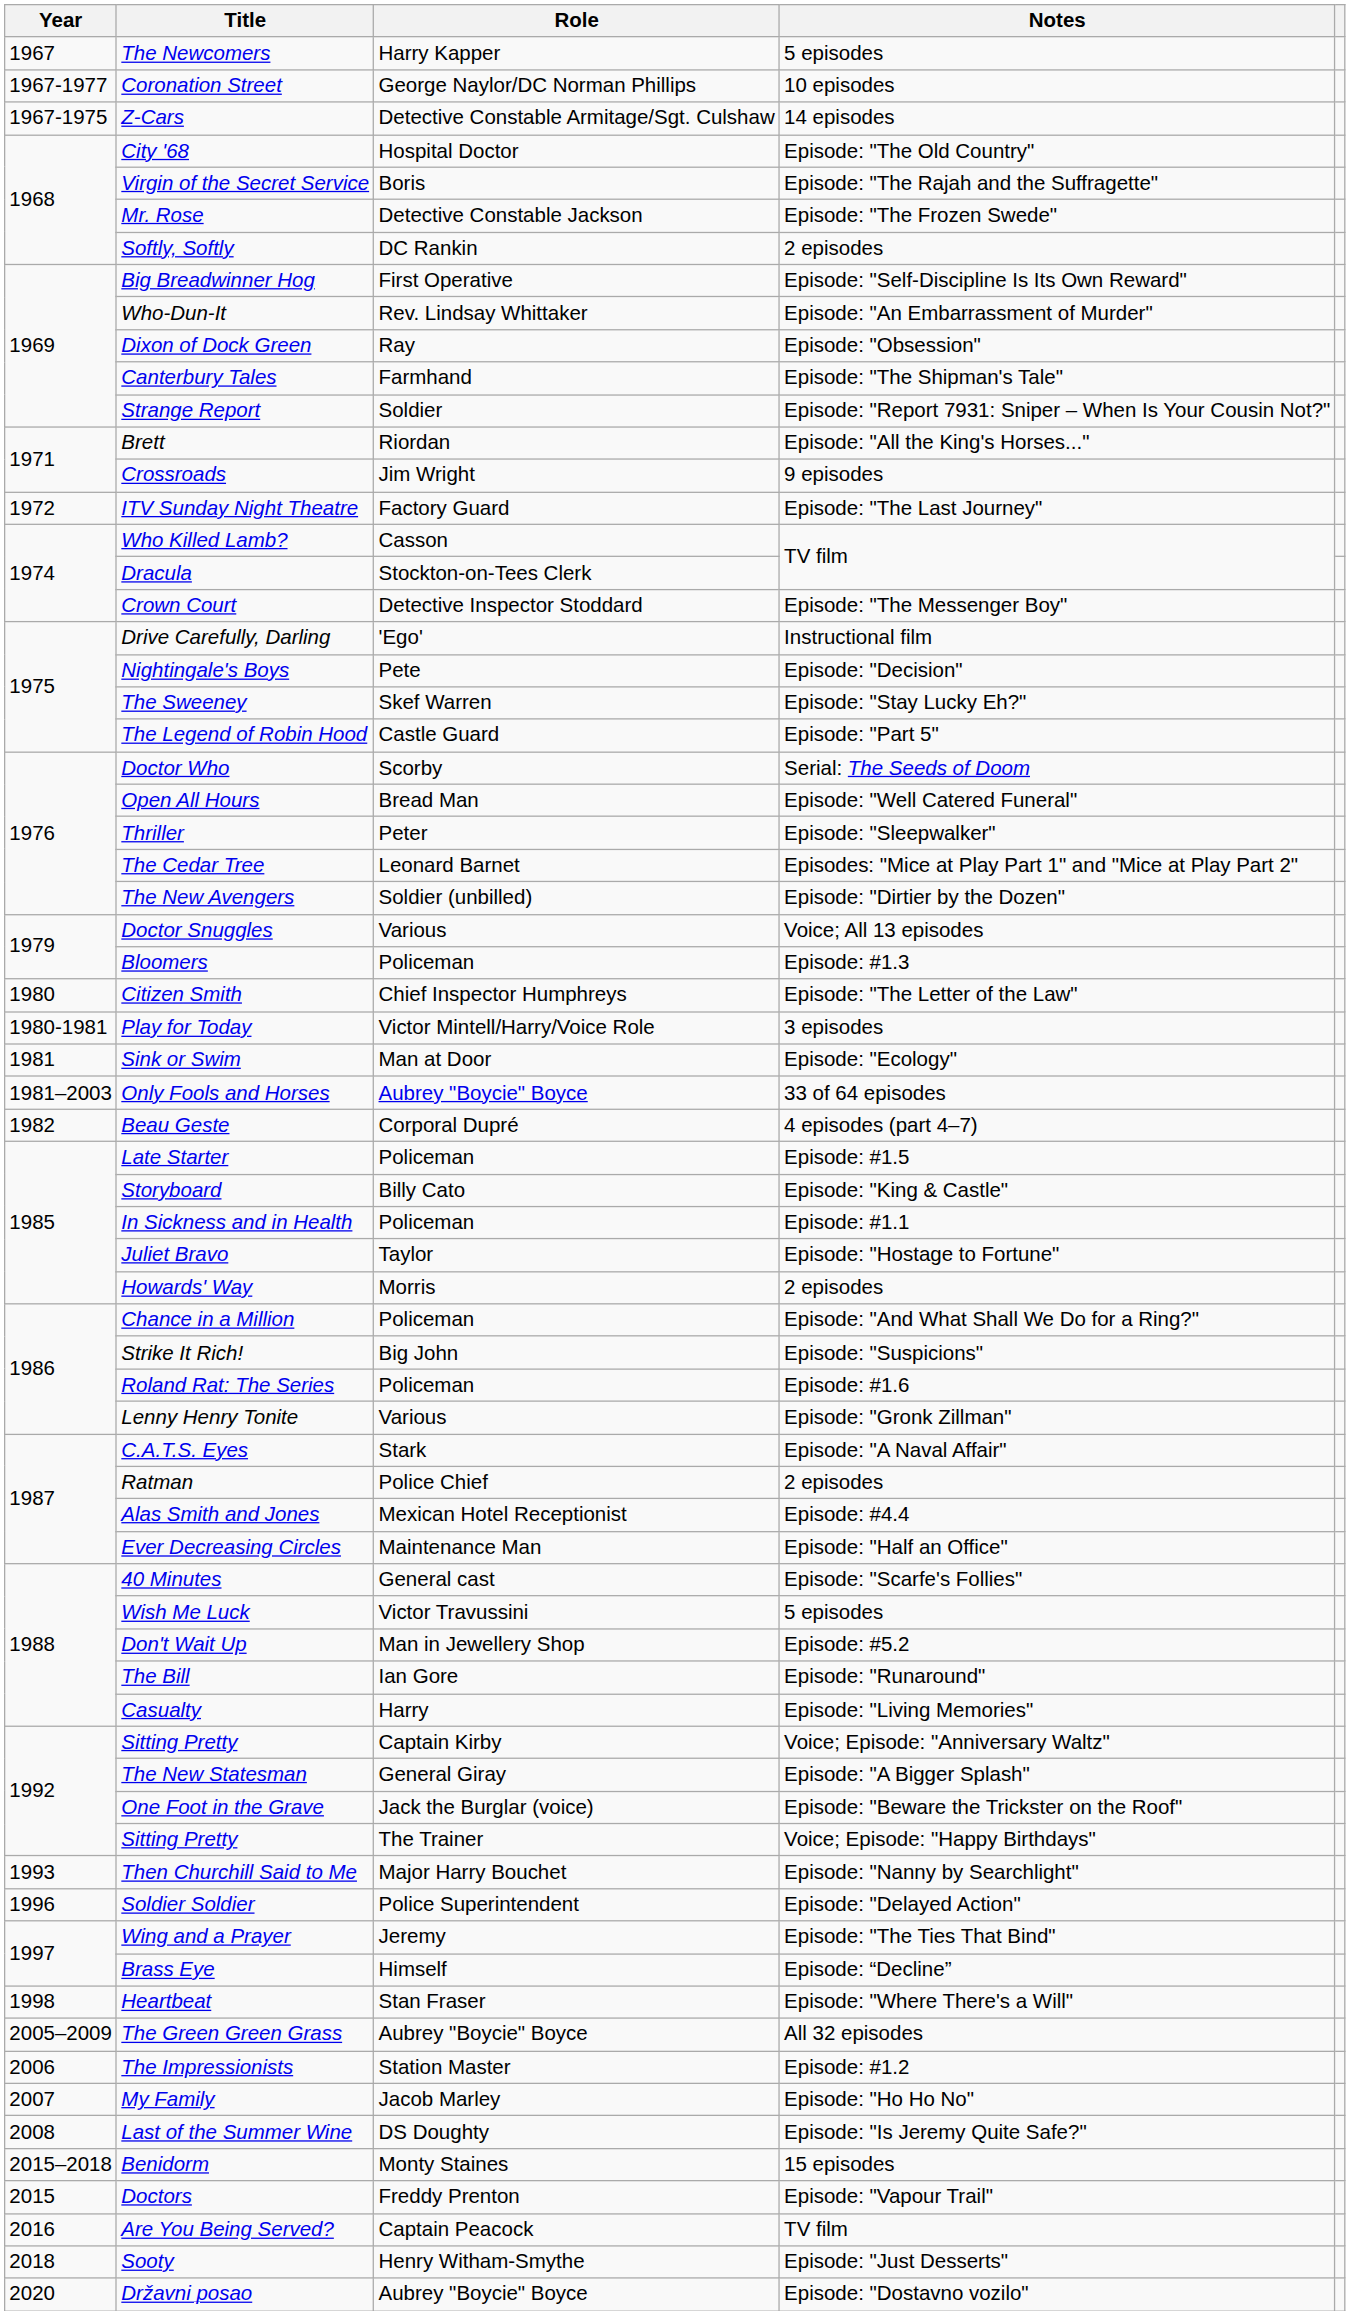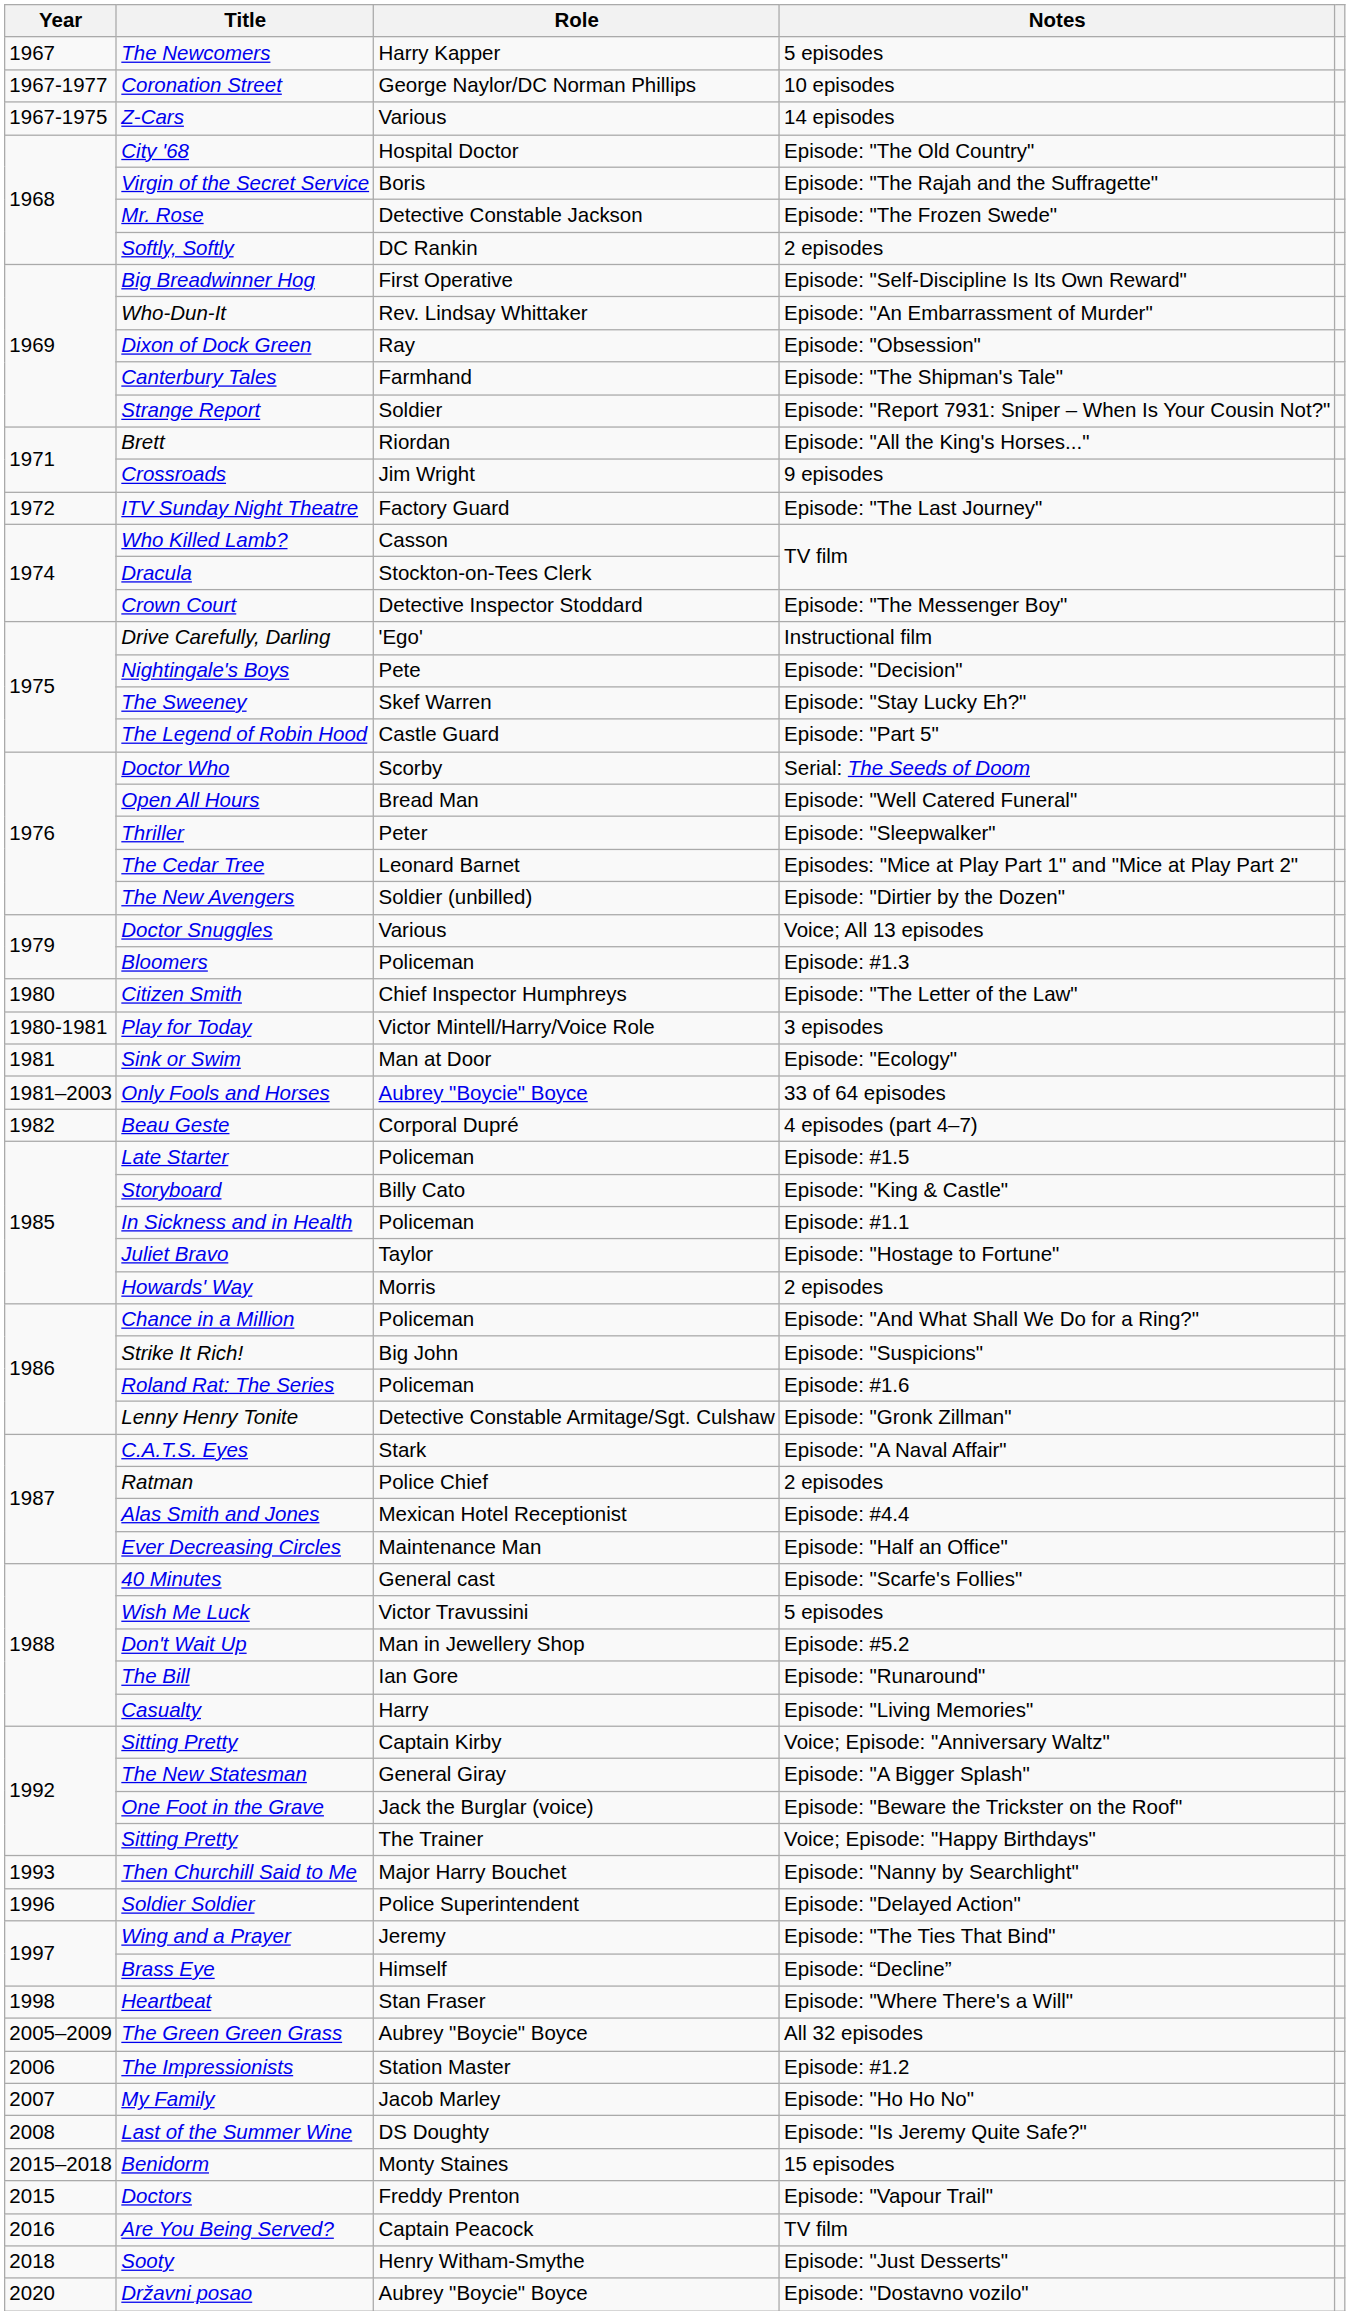(577, 118) Detective Constable Armitage/Sgt. Culshaw -> (412, 118) Various
(412, 1417) Various -> (577, 1417) Detective Constable Armitage/Sgt. Culshaw
